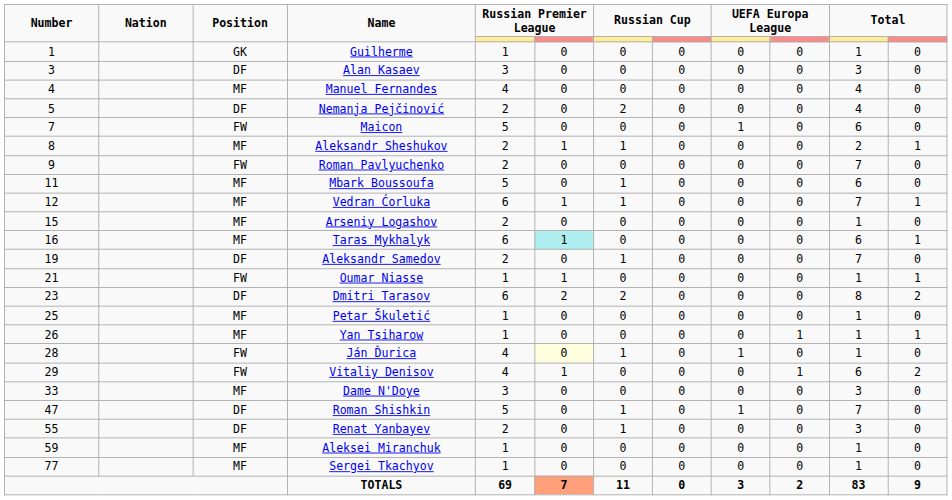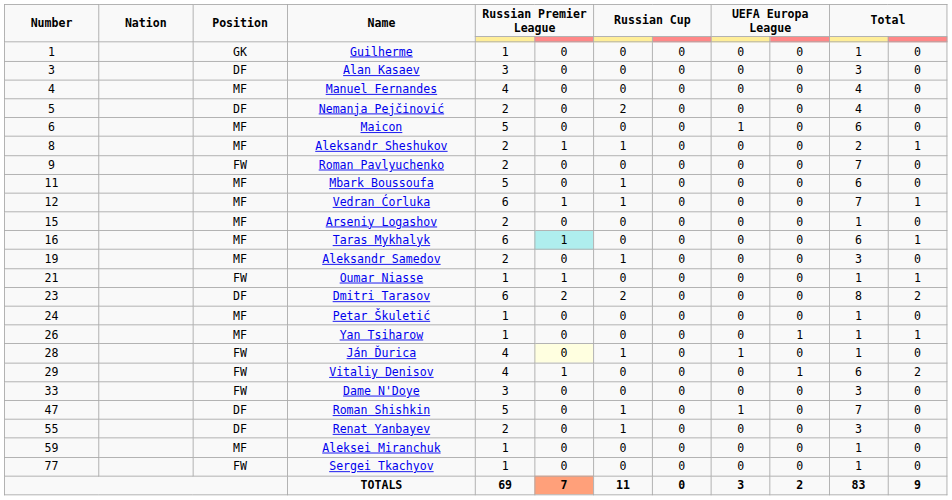(52, 127) 7 -> (52, 127) 6
(240, 127) FW -> (240, 127) MF
(240, 259) DF -> (240, 259) MF
(859, 259) 7 -> (859, 259) 3
(52, 316) 25 -> (52, 316) 24
(240, 391) MF -> (240, 391) FW
(240, 466) MF -> (240, 466) FW
